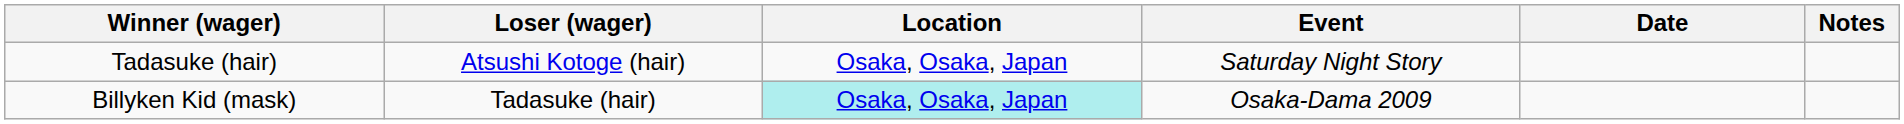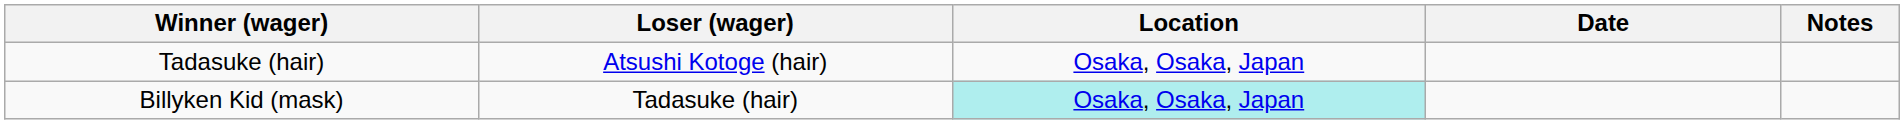- column: (1331, 23)
